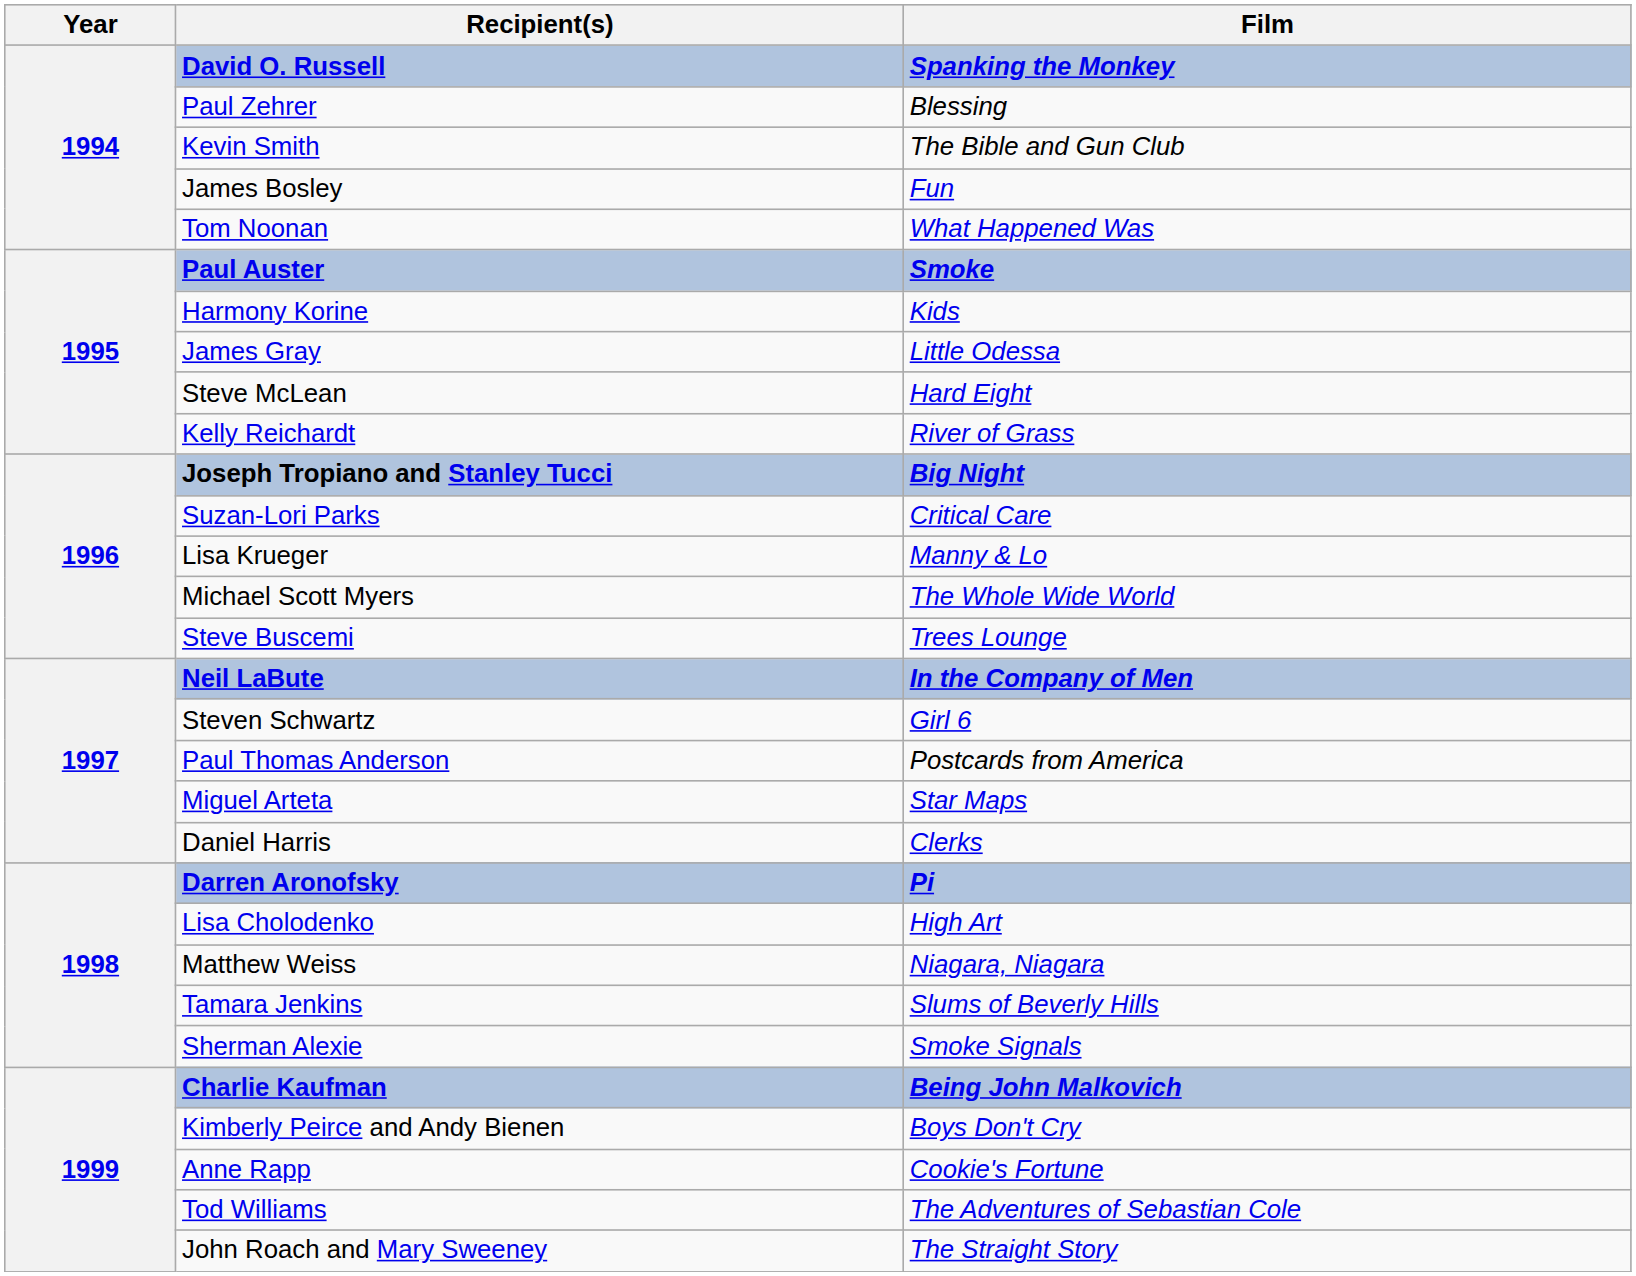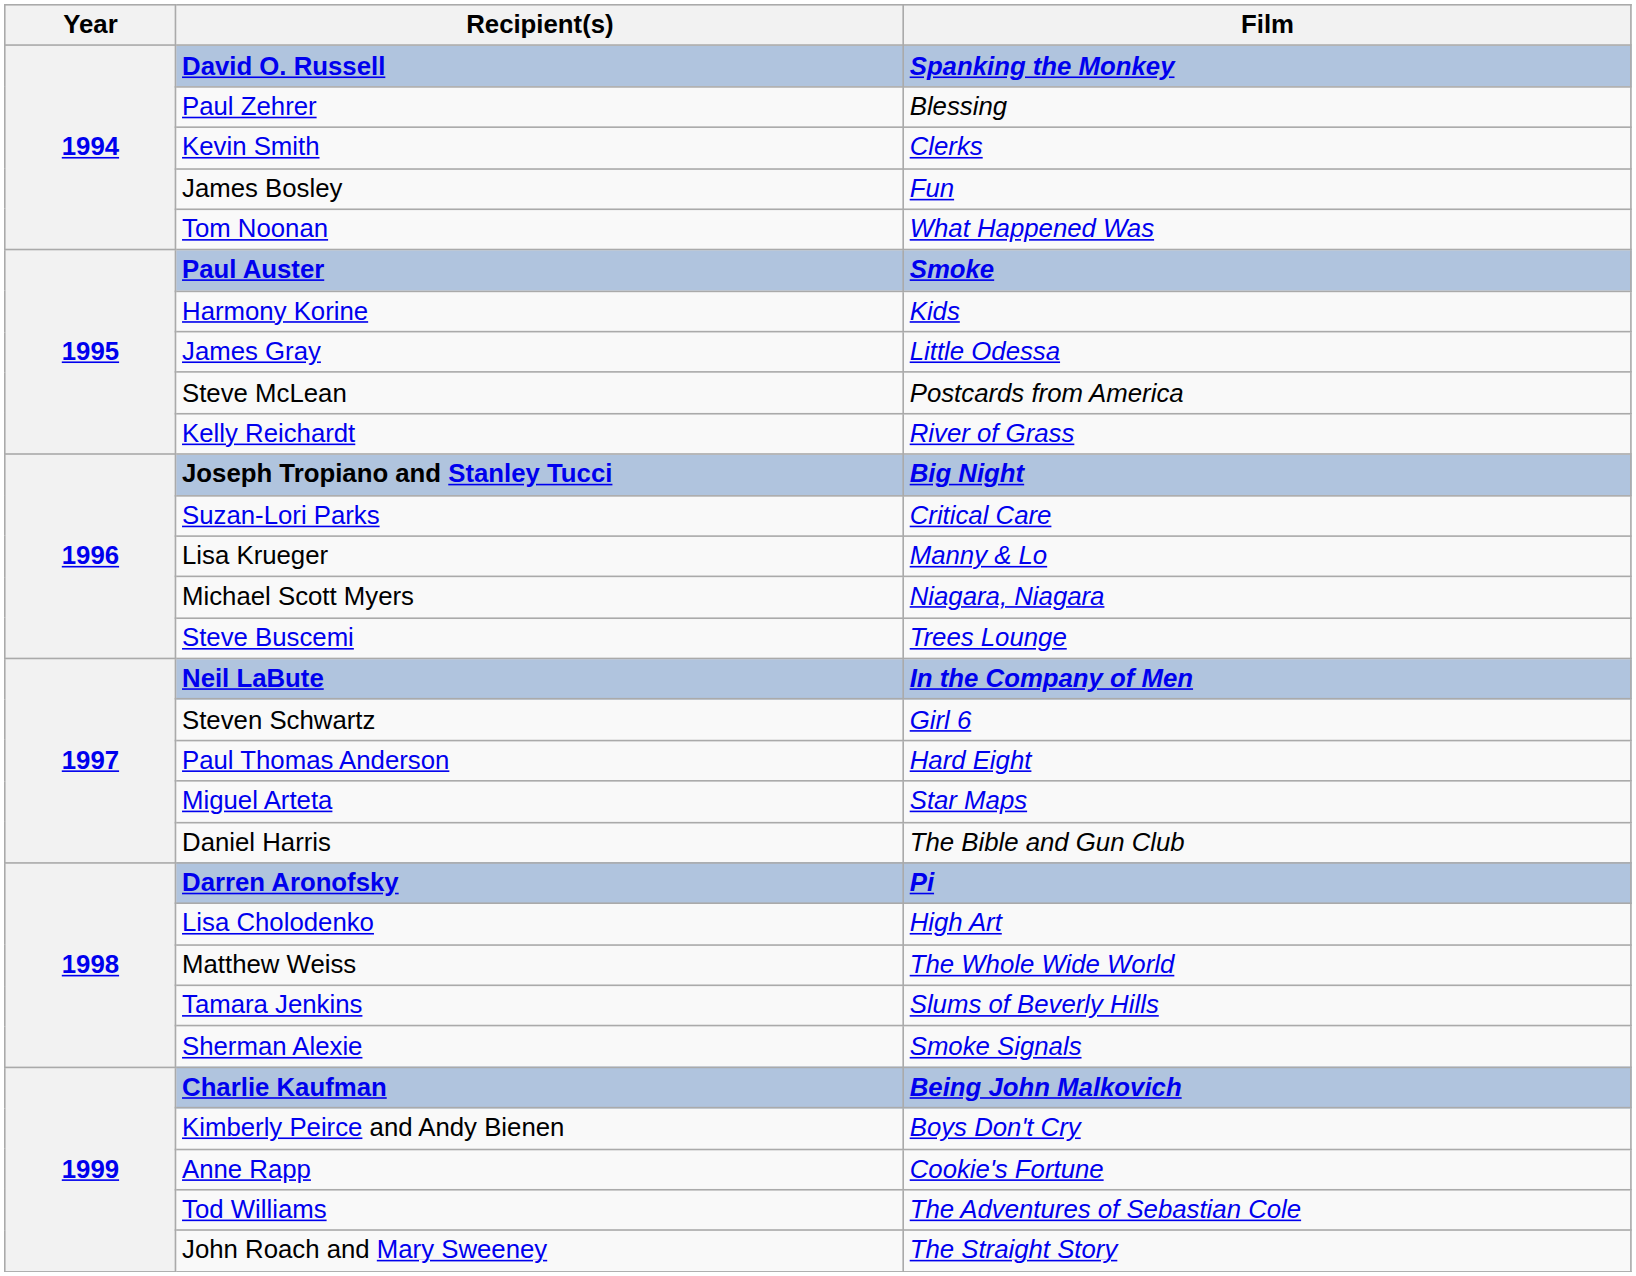(1047, 147) The Bible and Gun Club -> (946, 147) Clerks
(971, 392) Hard Eight -> (1047, 392) Postcards from America
(1042, 596) The Whole Wide World -> (1007, 596) Niagara, Niagara
(1047, 760) Postcards from America -> (971, 760) Hard Eight
(946, 842) Clerks -> (1047, 842) The Bible and Gun Club
(1007, 964) Niagara, Niagara -> (1042, 964) The Whole Wide World
